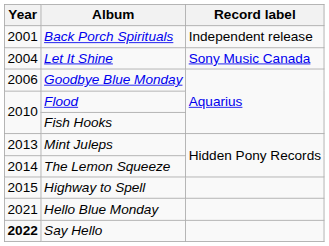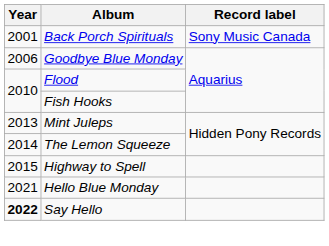(251, 36) Independent release -> (250, 36) Sony Music Canada
- row: (78, 58)
